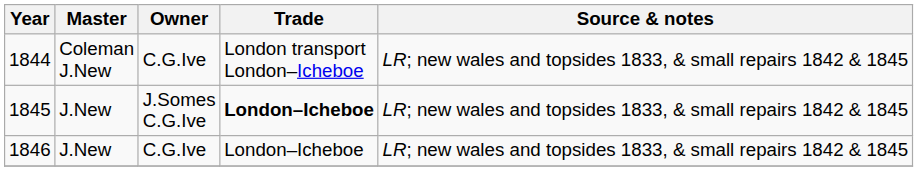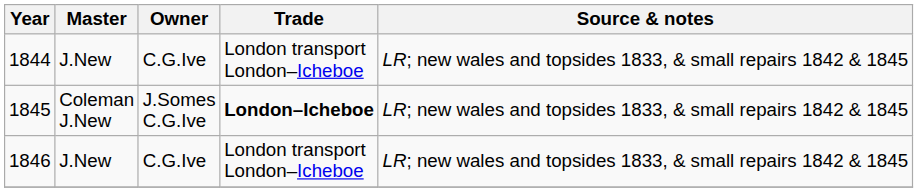(97, 59) Coleman J.New -> (85, 59) J.New
(85, 110) J.New -> (97, 110) Coleman J.New
(294, 150) London–Icheboe -> (295, 161) London transport London–Icheboe
